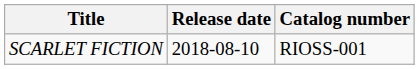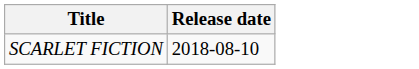- column: (345, 19)
